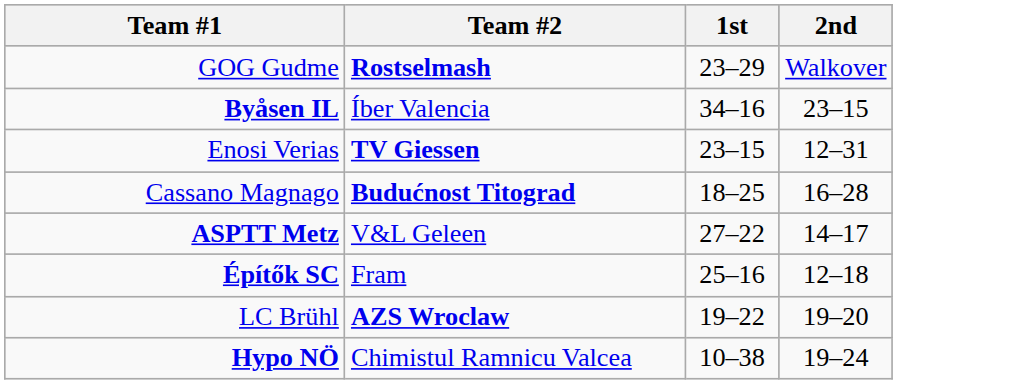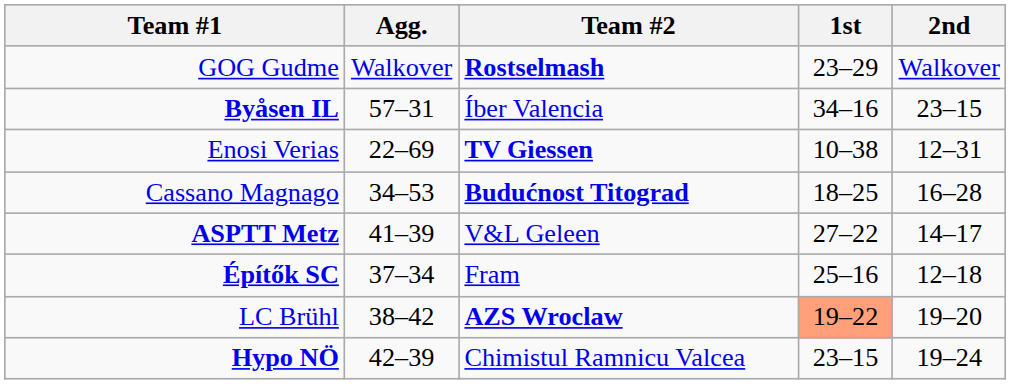+ column: (402, 25)
(732, 150) 23–15 -> (845, 150) 10–38
(732, 316) no background -> (845, 316) lightsalmon background
(732, 358) 10–38 -> (845, 358) 23–15
